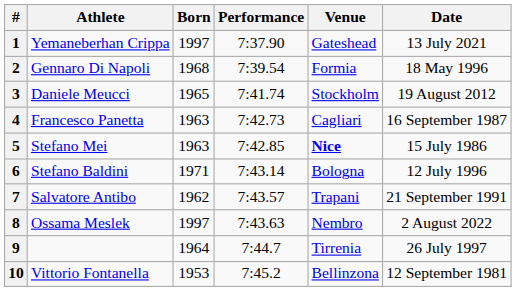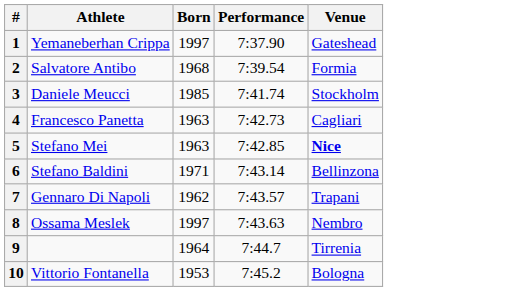- column: (447, 17)
(91, 69) Gennaro Di Napoli -> (83, 69) Salvatore Antibo
(194, 94) 1965 -> (194, 94) 1985
(338, 171) Bologna -> (345, 171) Bellinzona
(83, 197) Salvatore Antibo -> (91, 197) Gennaro Di Napoli
(345, 274) Bellinzona -> (338, 274) Bologna
